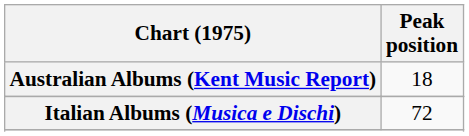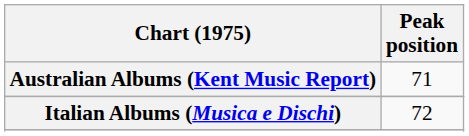(422, 79) 18 -> (422, 79) 71
